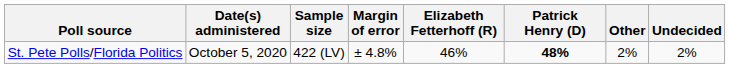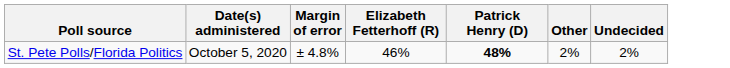- column: (319, 23)
